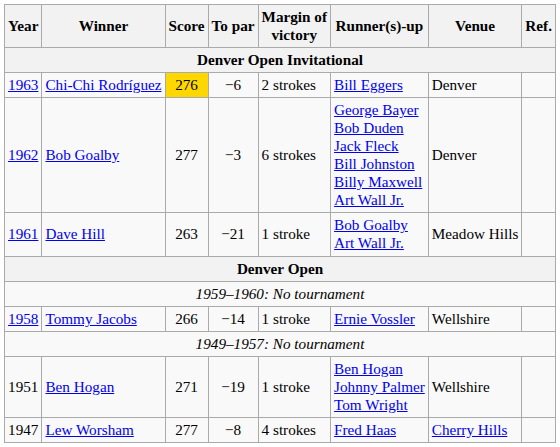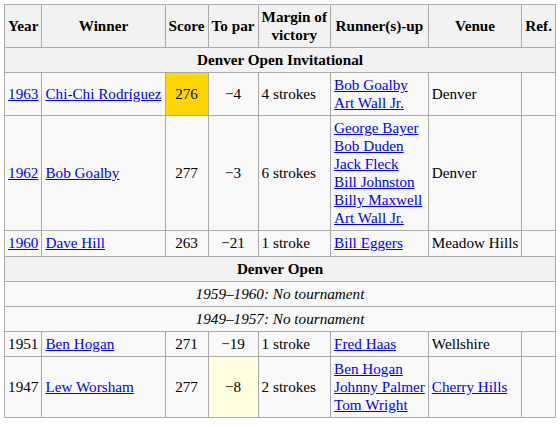(233, 85) −6 -> (233, 94) −4
(289, 85) 2 strokes -> (289, 94) 4 strokes
(368, 85) Bill Eggers -> (371, 94) Bob Goalby Art Wall Jr.
(23, 234) 1961 -> (23, 243) 1960
(371, 234) Bob Goalby Art Wall Jr. -> (368, 243) Bill Eggers
- row: (91, 318)
(379, 386) Ben Hogan Johnny Palmer Tom Wright -> (365, 343) Fred Haas
(233, 429) no background -> (233, 386) lightyellow background
(289, 429) 4 strokes -> (289, 386) 2 strokes
(365, 429) Fred Haas -> (379, 386) Ben Hogan Johnny Palmer Tom Wright
